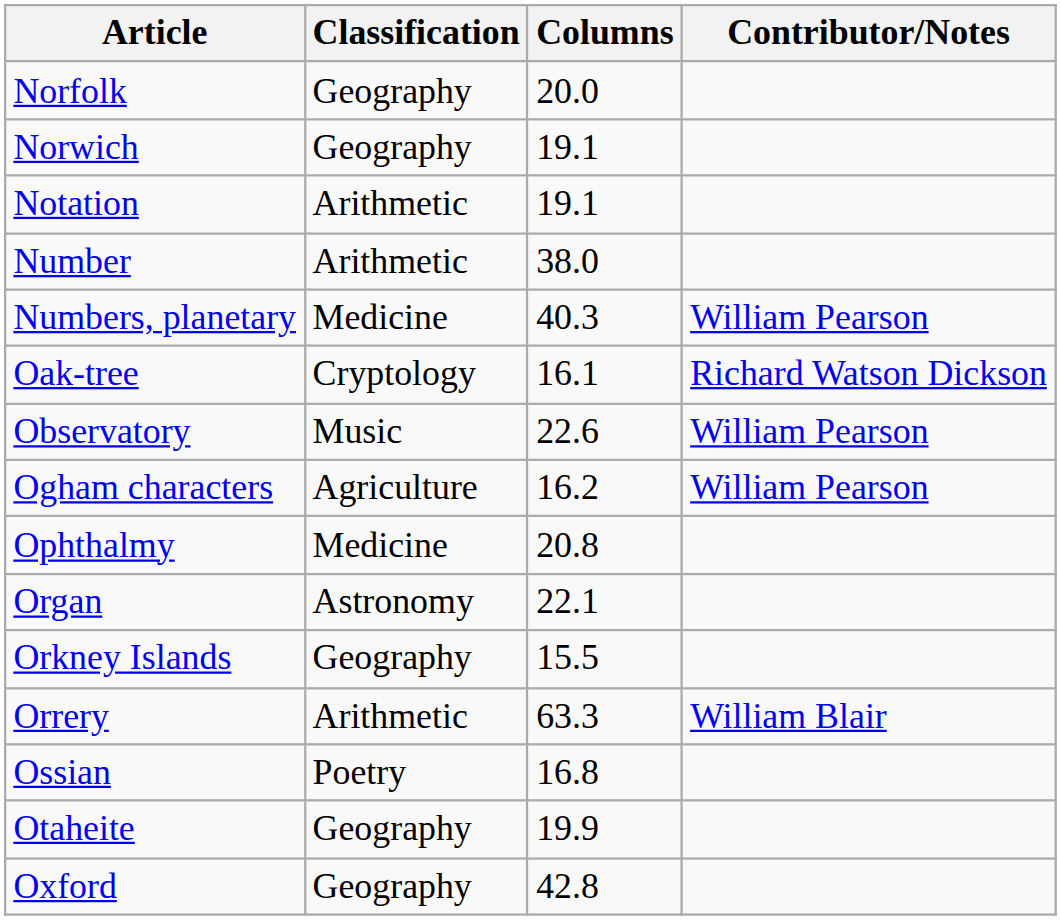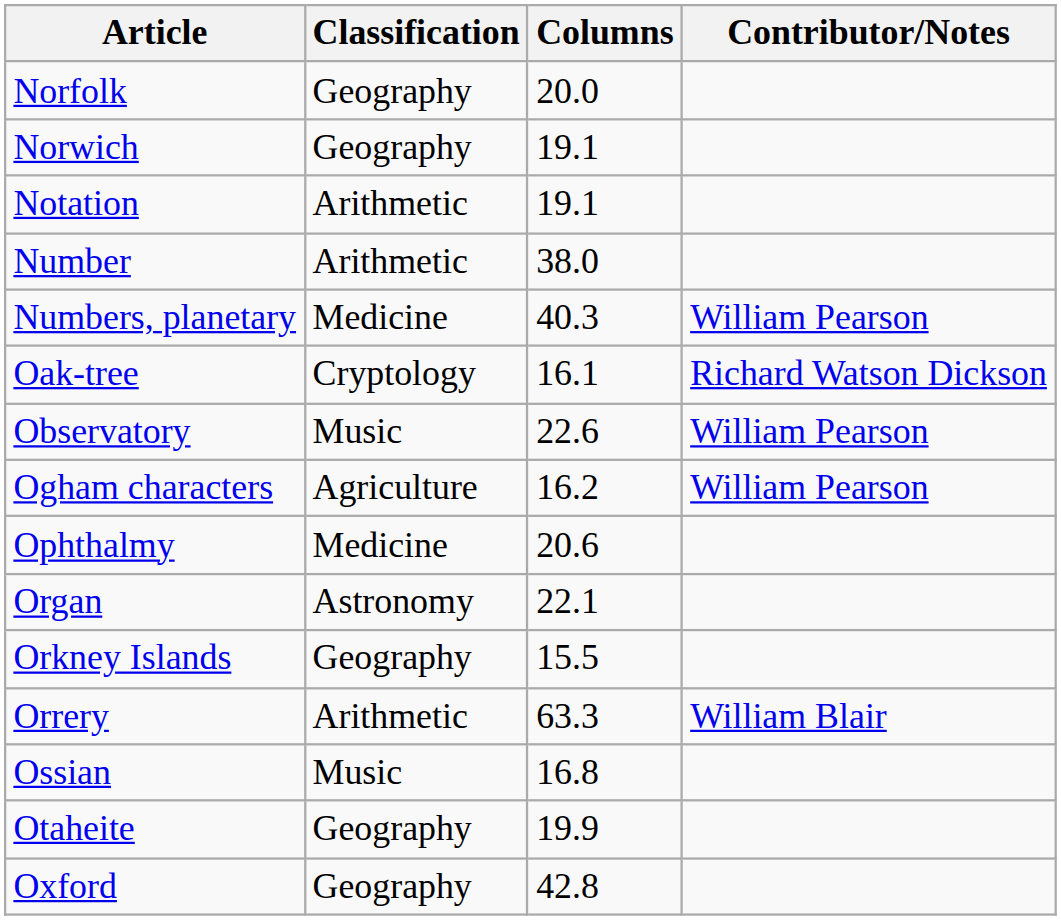(568, 544) 20.8 -> (568, 544) 20.6
(359, 771) Poetry -> (357, 771) Music
